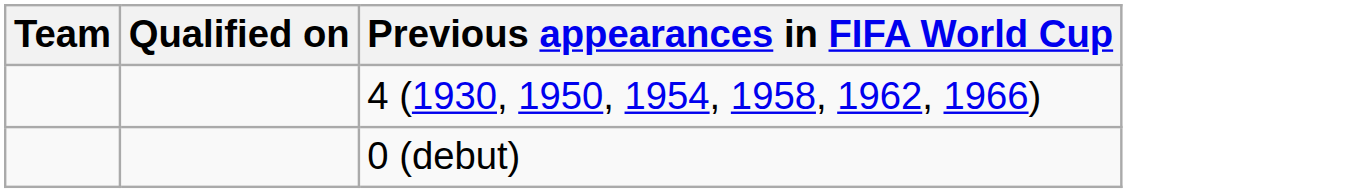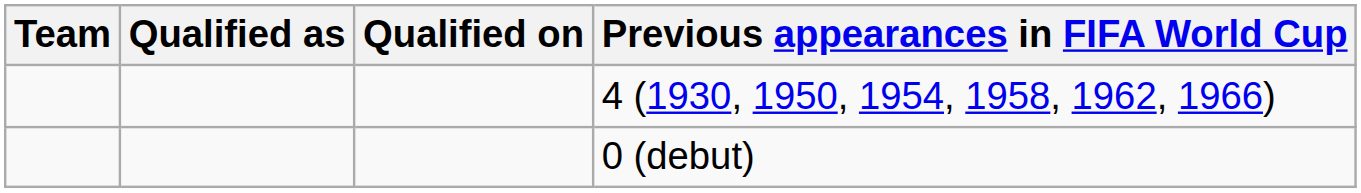+ column: (237, 34)
